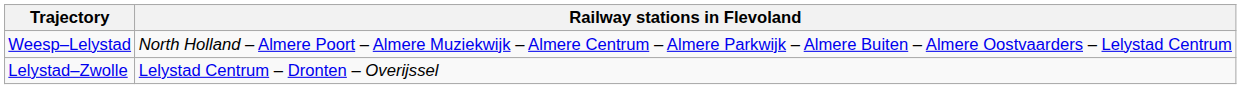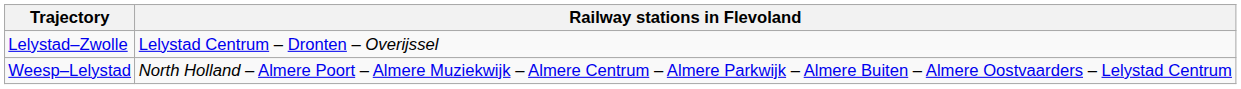rows swapped: (70, 44) <-> (68, 70)
